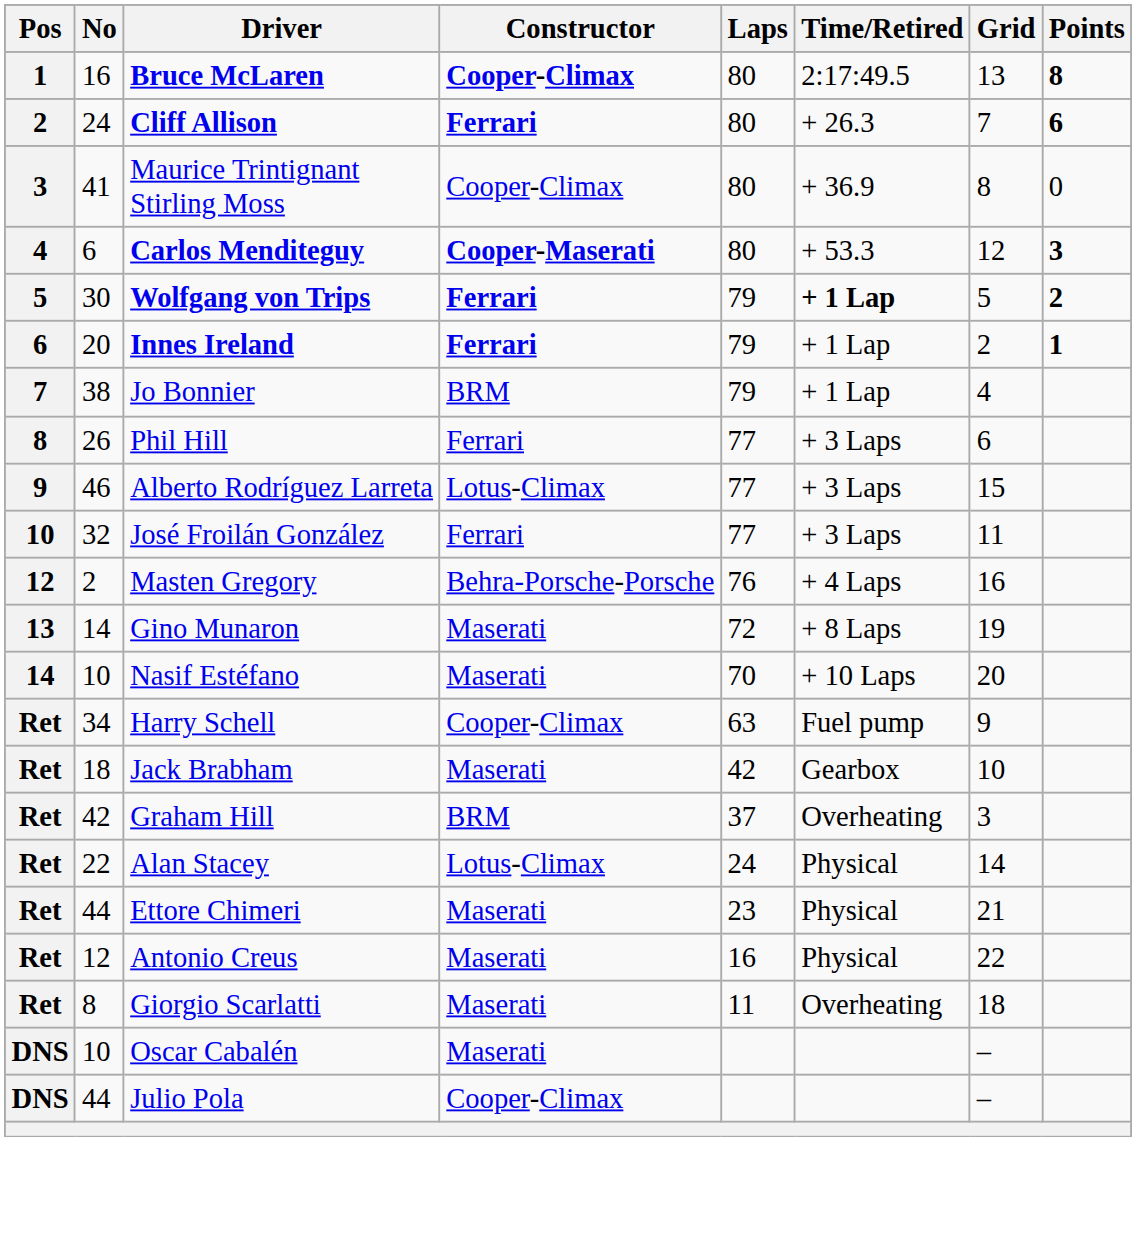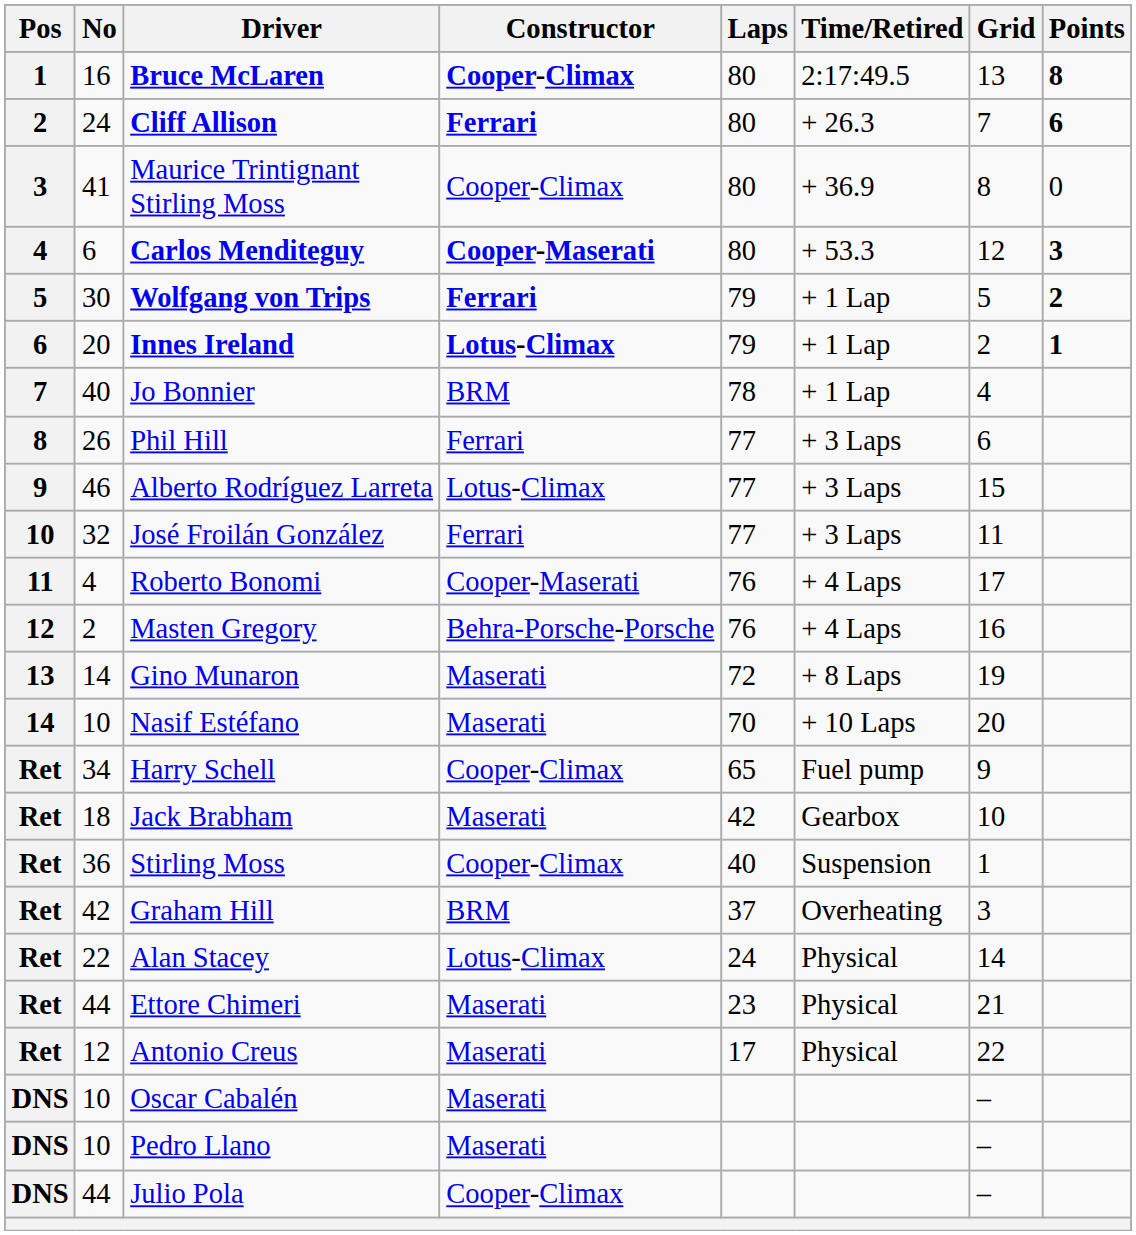(848, 297) bold -> (846, 297) normal
(491, 344) Ferrari -> (530, 344) Lotus-Climax
(96, 391) 38 -> (96, 391) 40
(742, 391) 79 -> (742, 391) 78
+ row: (226, 580)
(742, 721) 63 -> (742, 768) 65
+ row: (208, 863)
(742, 957) 16 -> (742, 1051) 17
- row: (225, 1004)
+ row: (200, 1145)
